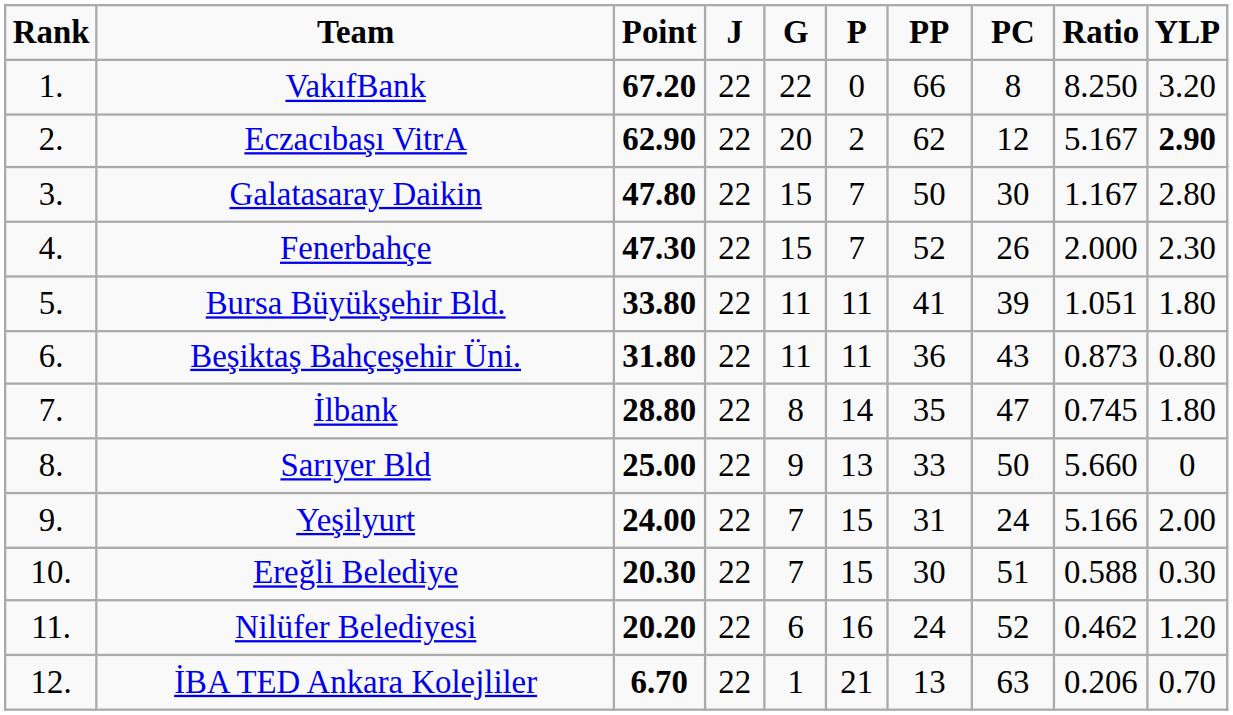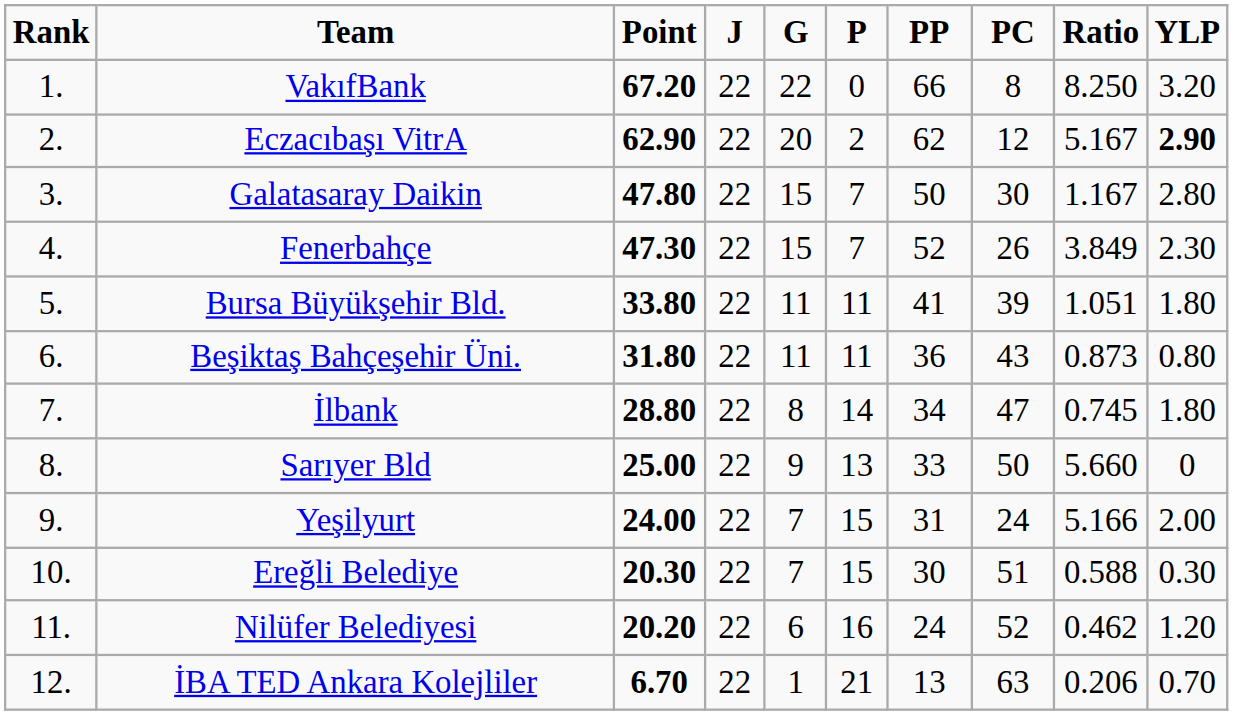(1101, 248) 2.000 -> (1101, 248) 3.849
(929, 411) 35 -> (929, 411) 34
